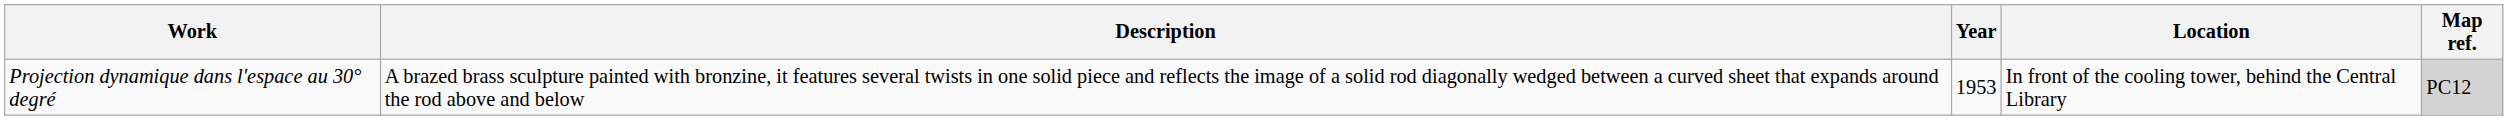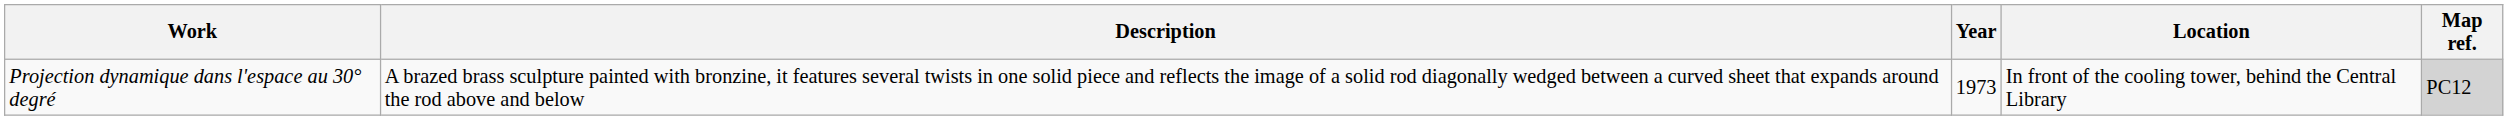(1976, 87) 1953 -> (1976, 87) 1973
